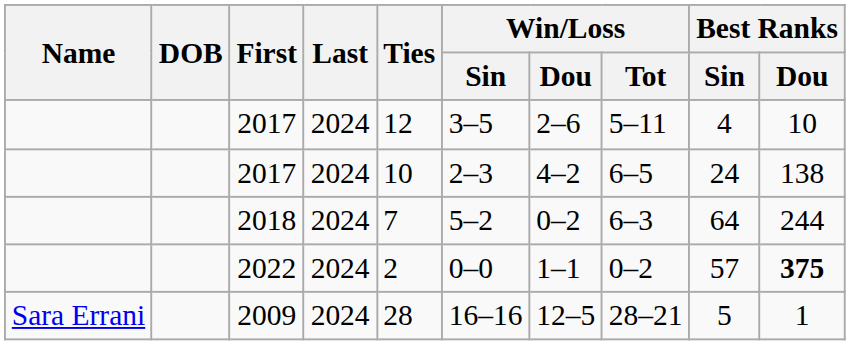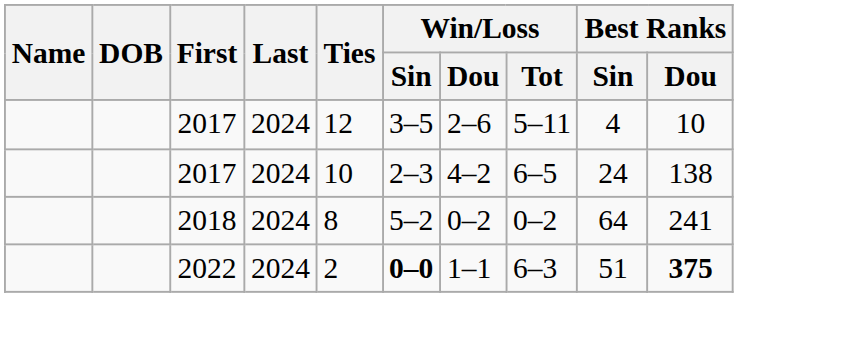(391, 219) 7 -> (331, 219) 8
(631, 219) 6–3 -> (535, 219) 0–2
(802, 219) 244 -> (691, 219) 241
(471, 267) normal -> (411, 267) bold
(631, 267) 0–2 -> (535, 267) 6–3
(724, 267) 57 -> (613, 267) 51
- row: (78, 315)
